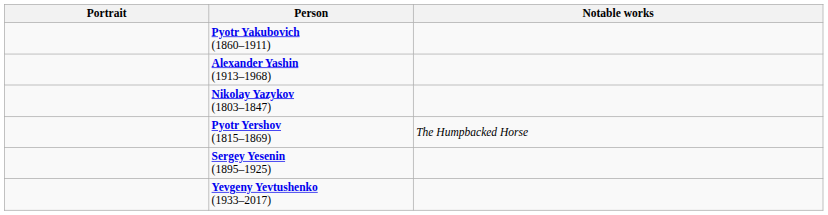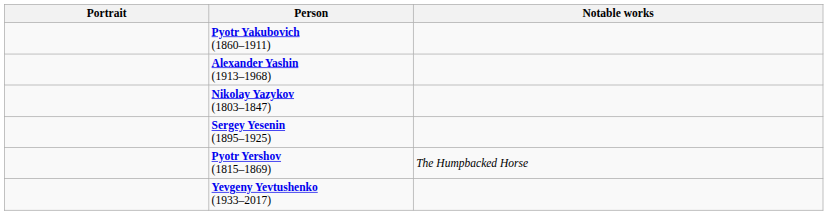rows swapped: (246, 132) <-> (248, 163)
